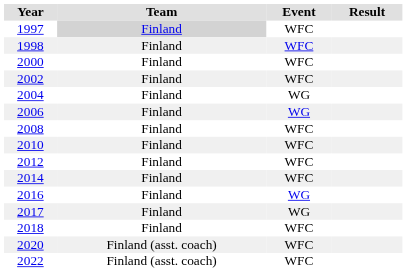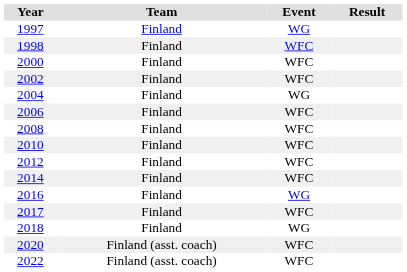(162, 28) lightgrey background -> (162, 28) no background
(299, 28) WFC -> (299, 28) WG
(299, 111) WG -> (299, 111) WFC
(299, 211) WG -> (299, 211) WFC
(299, 228) WFC -> (299, 228) WG
